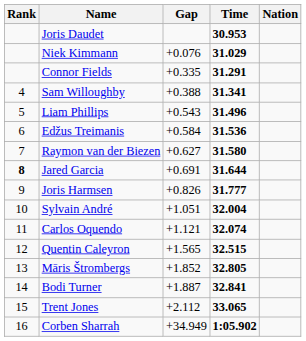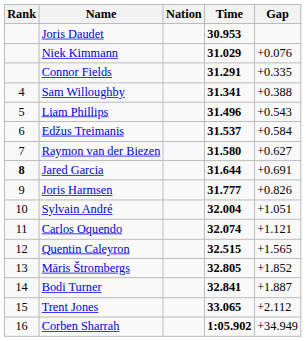columns swapped: (280, 14) <-> (186, 14)
(230, 131) 31.536 -> (224, 131) 31.537
